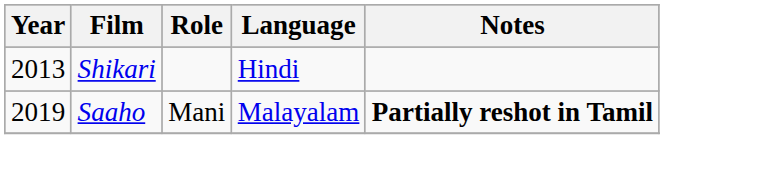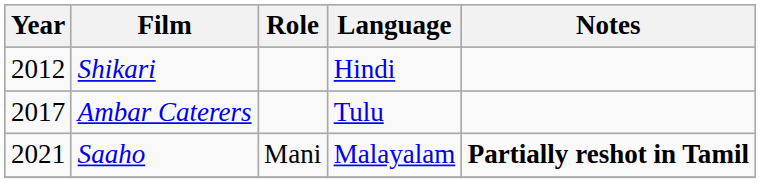(38, 68) 2013 -> (38, 68) 2012
+ row: (165, 111)
(38, 111) 2019 -> (38, 154) 2021
